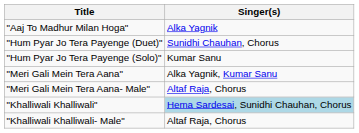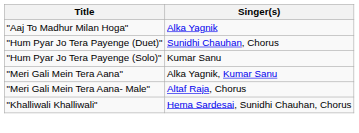(259, 105) lightblue background -> (259, 105) no background
- row: (66, 120)
